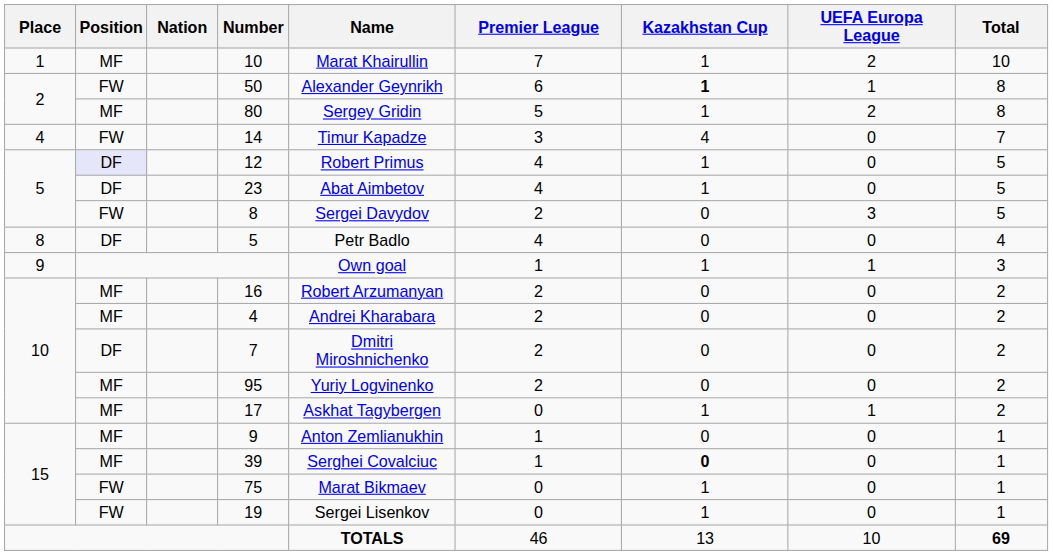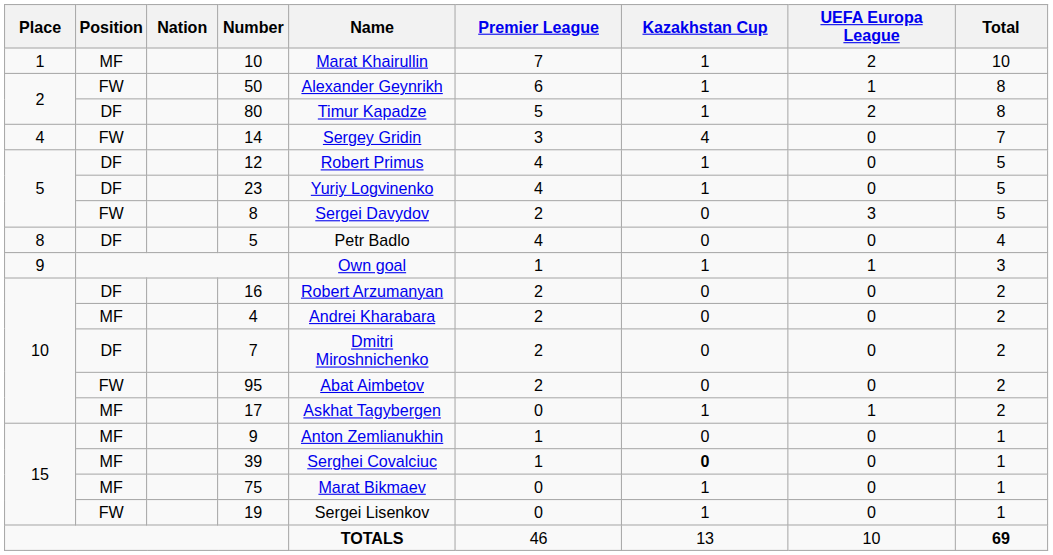(705, 87) bold -> (705, 87) normal
(111, 112) MF -> (111, 112) DF
(372, 112) Sergey Gridin -> (372, 112) Timur Kapadze
(372, 138) Timur Kapadze -> (372, 138) Sergey Gridin
(111, 163) lavender background -> (111, 163) no background
(372, 189) Abat Aimbetov -> (372, 189) Yuriy Logvinenko
(111, 291) MF -> (111, 291) DF
(111, 385) MF -> (111, 385) FW
(372, 385) Yuriy Logvinenko -> (372, 385) Abat Aimbetov
(111, 487) FW -> (111, 487) MF
